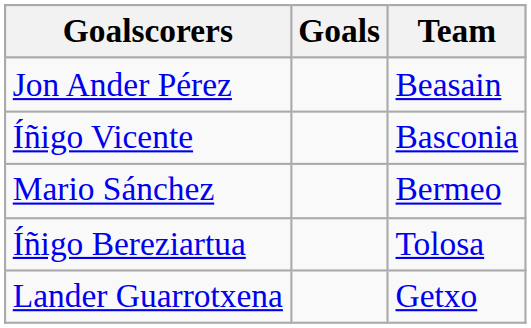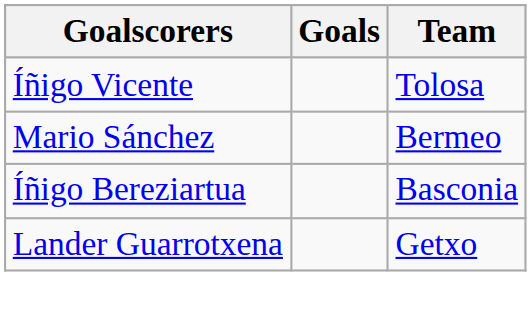- row: (122, 84)
(457, 137) Basconia -> (440, 84) Tolosa
(440, 243) Tolosa -> (457, 190) Basconia
